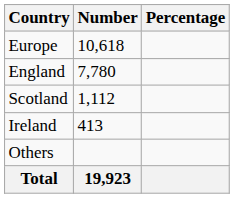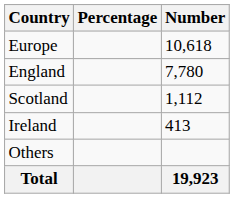columns swapped: (108, 17) <-> (185, 17)
